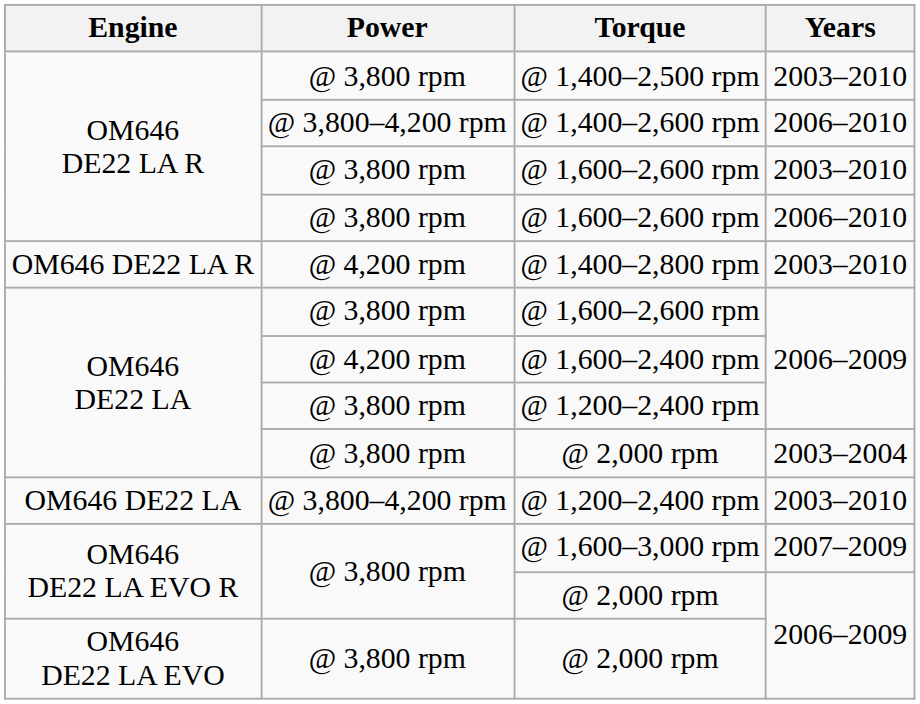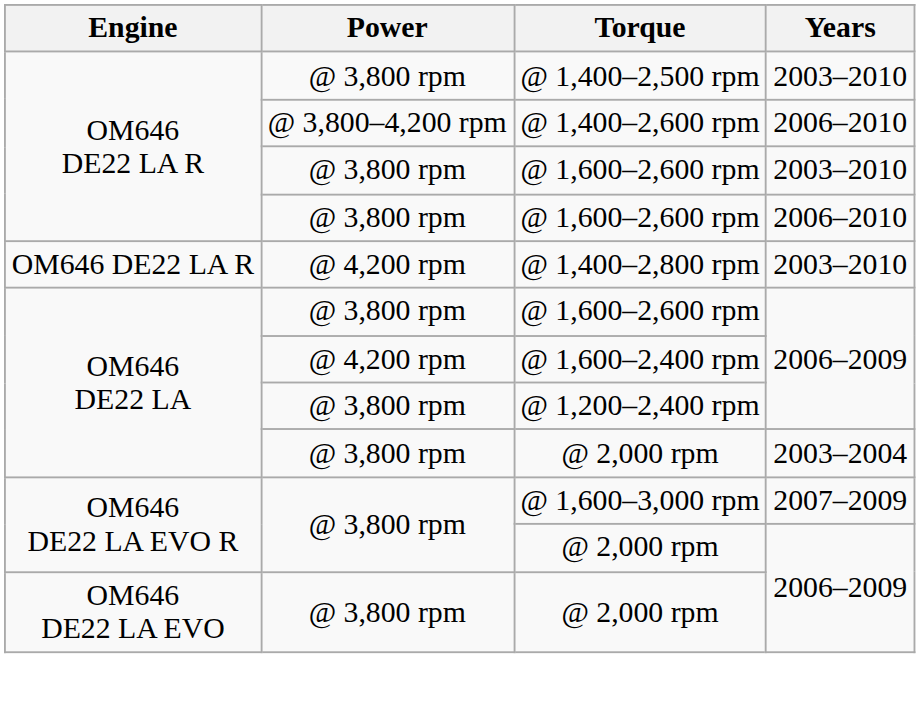- row: (640, 500)
